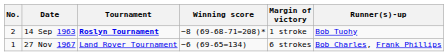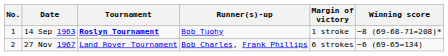columns swapped: (223, 15) <-> (378, 15)
(13, 32) 2 -> (13, 32) 1
(13, 45) 1 -> (13, 45) 2
